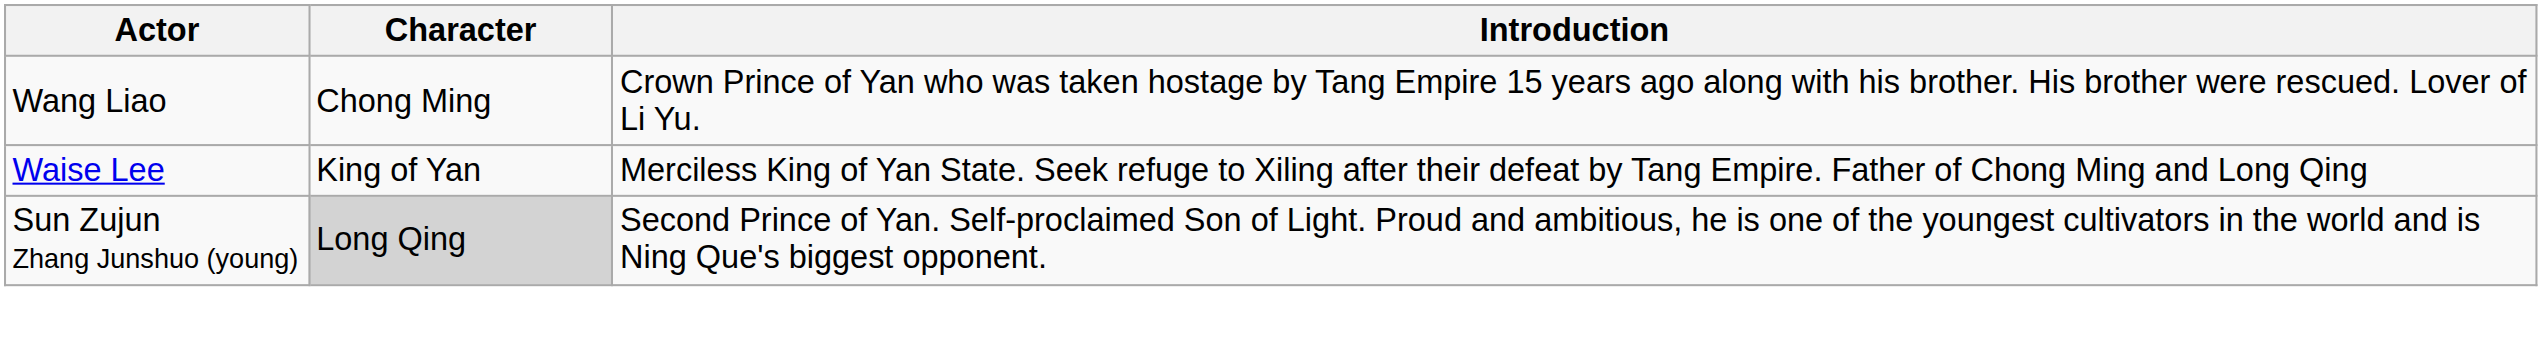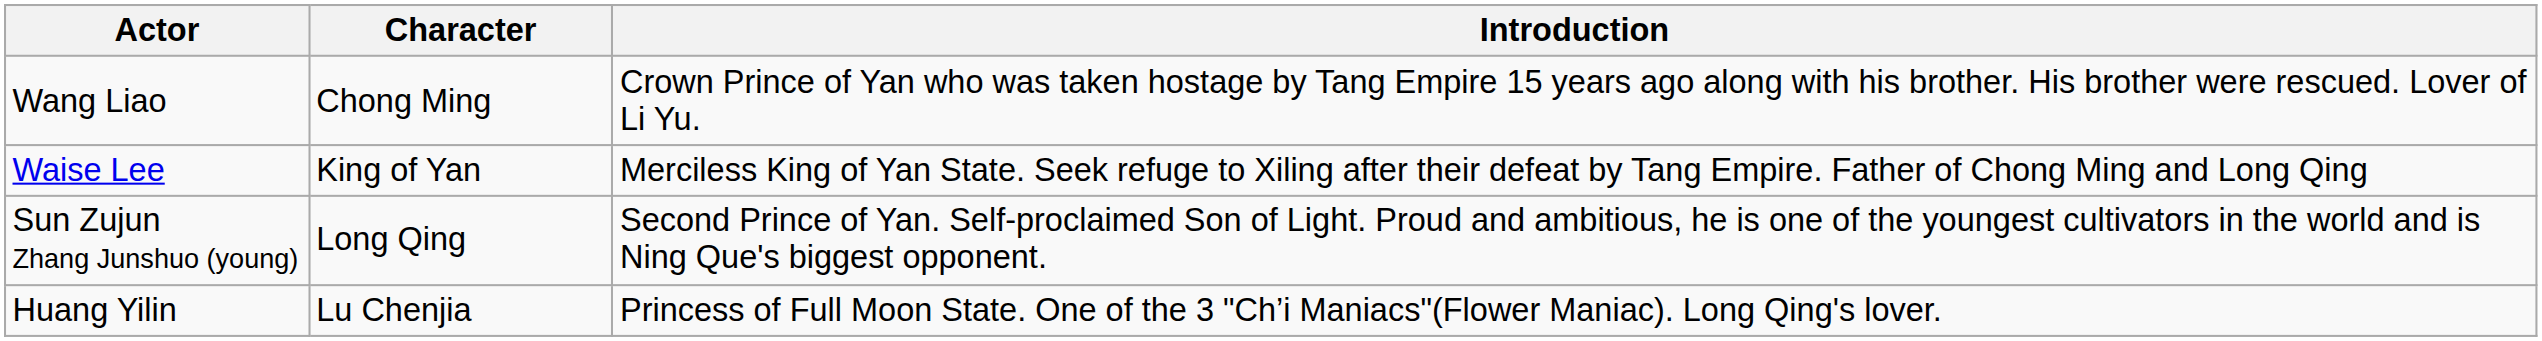(391, 239) lightgrey background -> (391, 239) no background
+ row: (95, 309)
